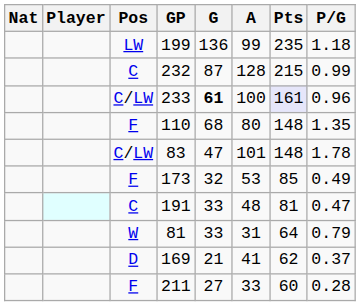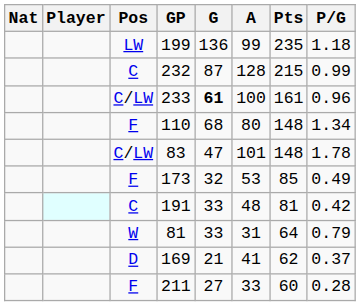(289, 99) lavender background -> (289, 99) no background
(331, 126) 1.35 -> (331, 126) 1.34
(331, 206) 0.47 -> (331, 206) 0.42
